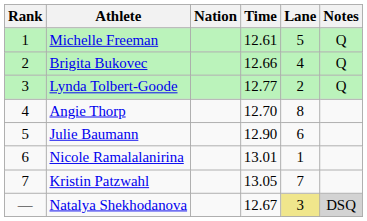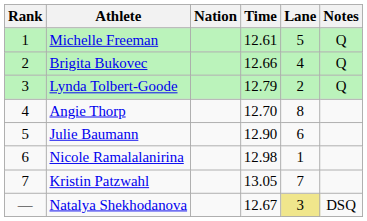(261, 87) 12.77 -> (261, 87) 12.79
(261, 157) 13.01 -> (261, 157) 12.98
(341, 205) lightgrey background -> (341, 205) no background
